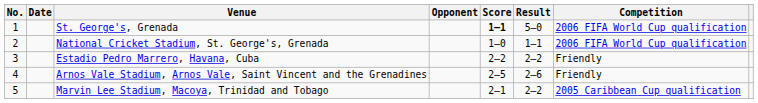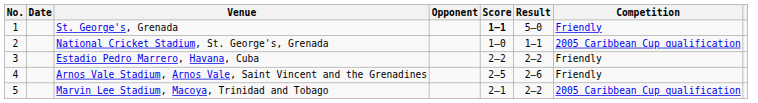(651, 28) 2006 FIFA World Cup qualification -> (579, 28) Friendly
(651, 44) 2006 FIFA World Cup qualification -> (648, 44) 2005 Caribbean Cup qualification
